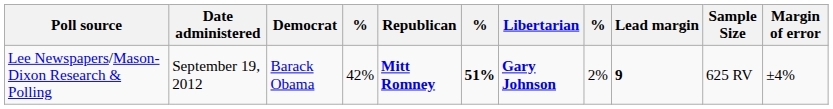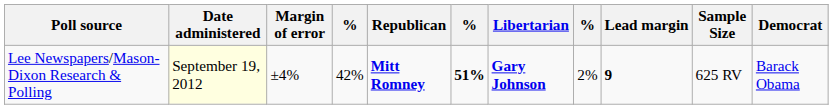columns swapped: (305, 25) <-> (795, 25)
(216, 74) no background -> (216, 74) lightyellow background
